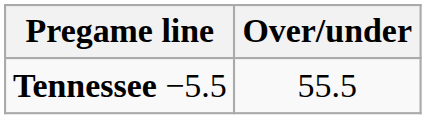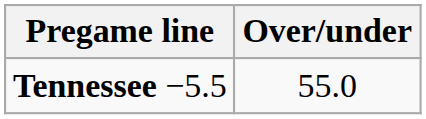(327, 85) 55.5 -> (327, 85) 55.0
